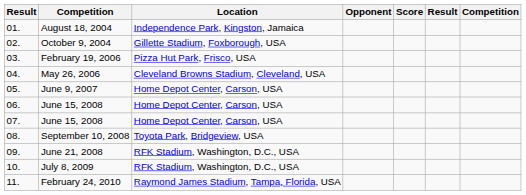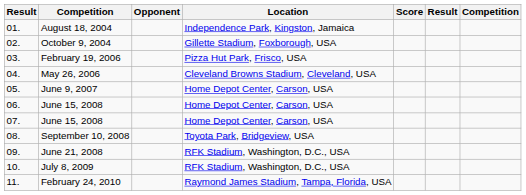columns swapped: (237, 12) <-> (368, 12)
